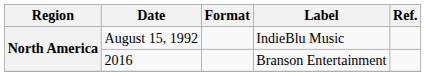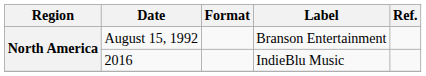(300, 37) IndieBlu Music -> (321, 37) Branson Entertainment
(321, 60) Branson Entertainment -> (300, 60) IndieBlu Music
